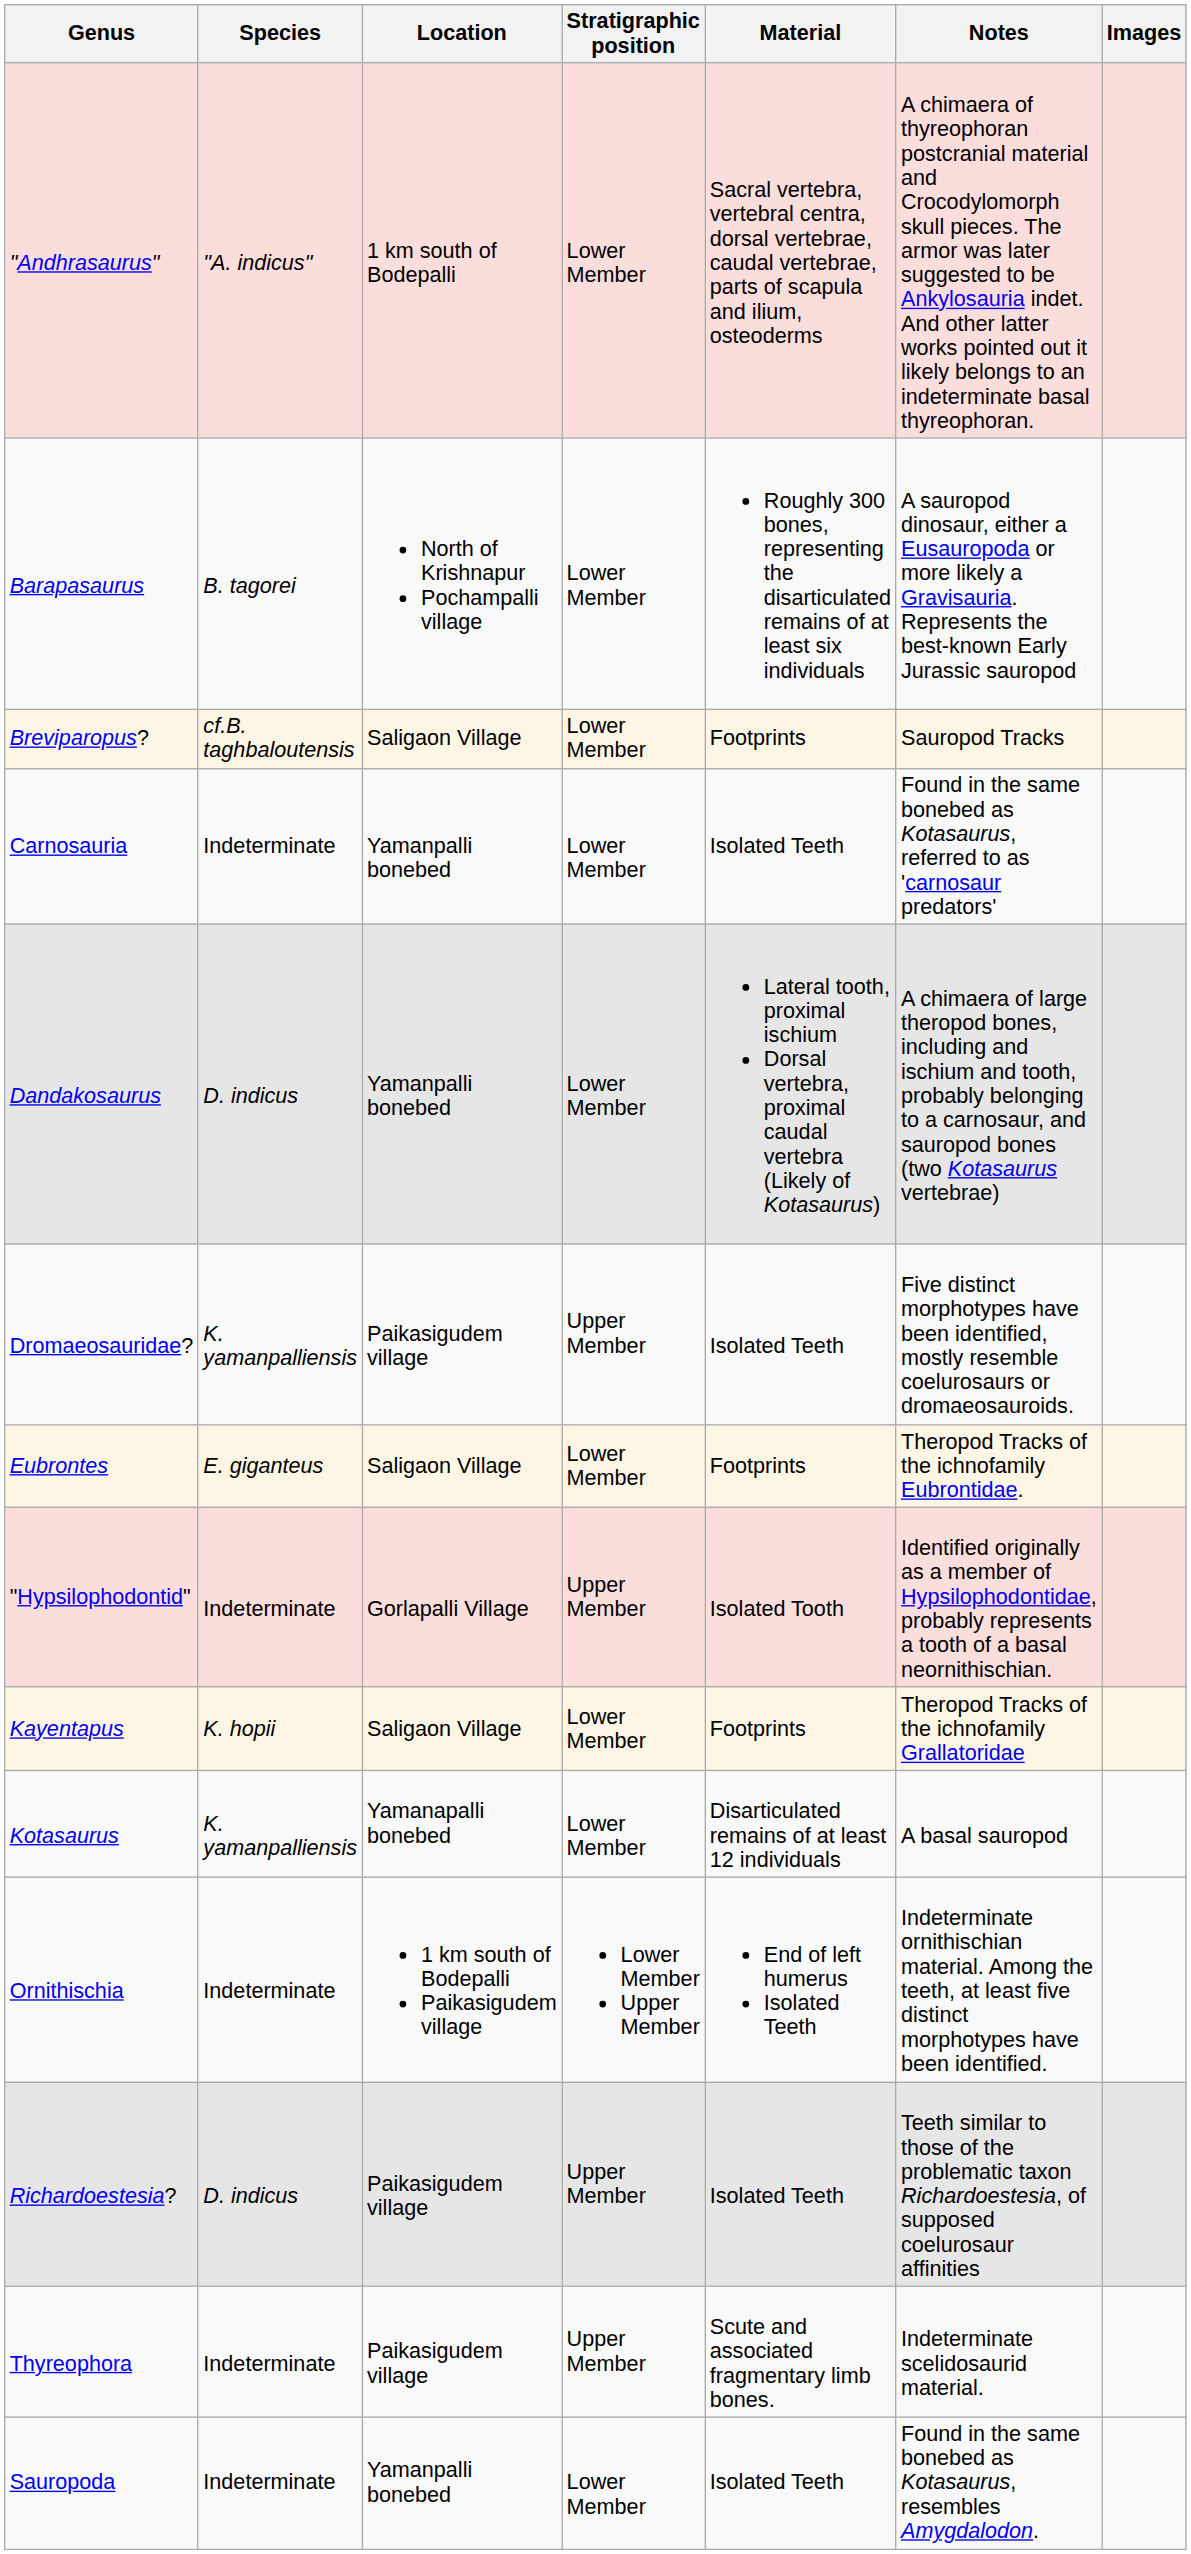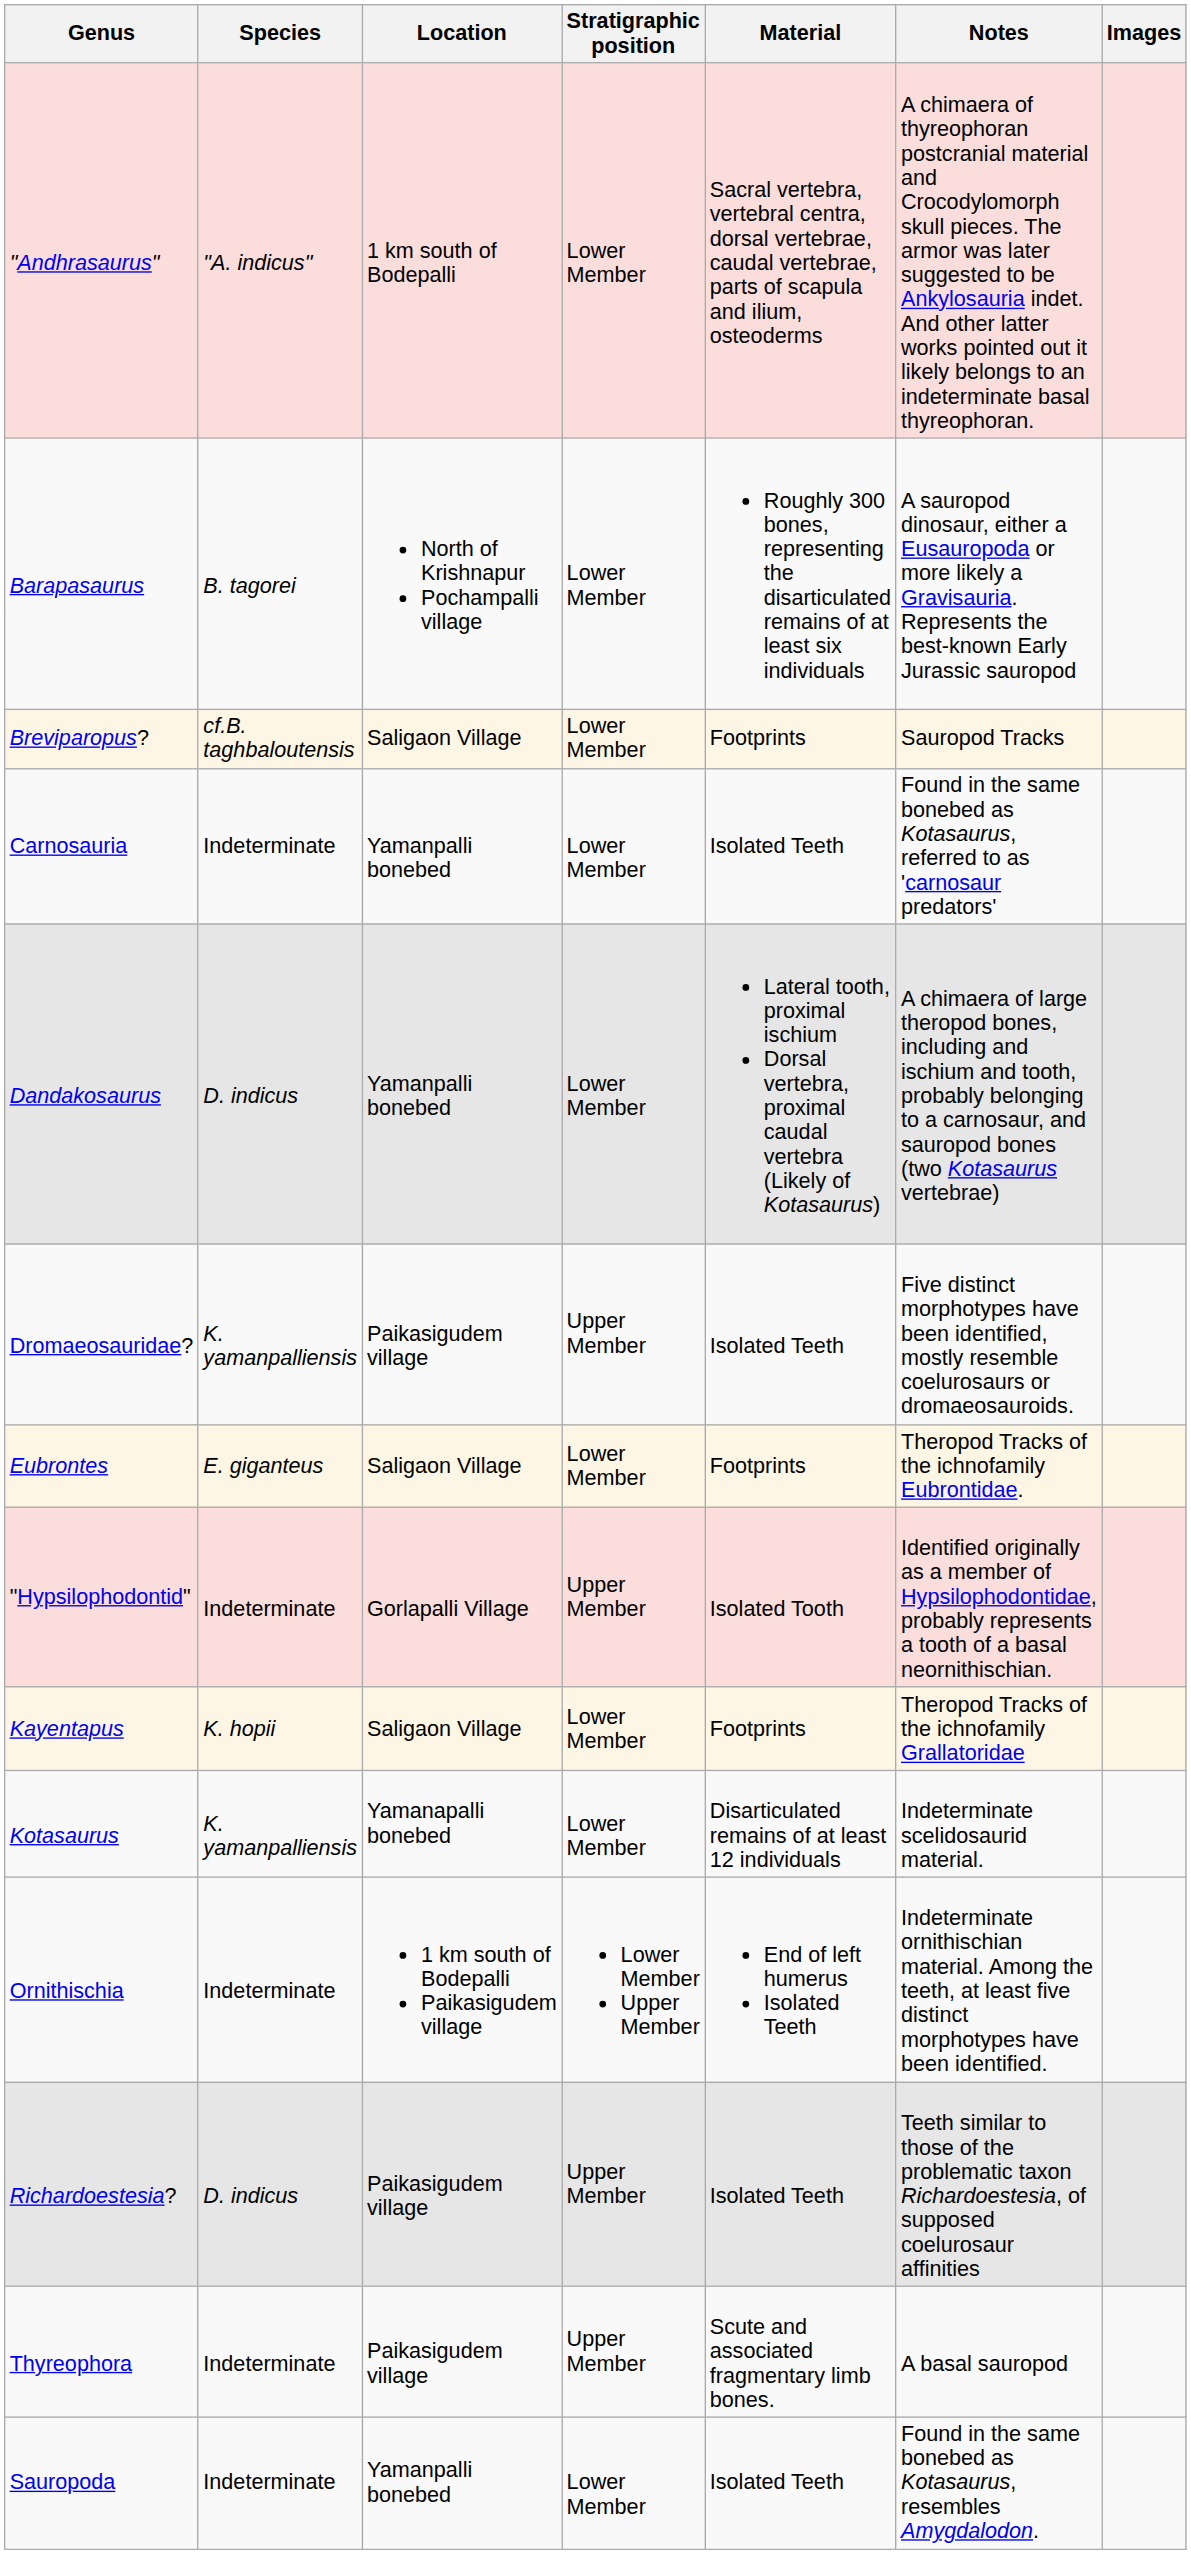(984, 1835) A basal sauropod -> (967, 1835) Indeterminate scelidosaurid material.
(967, 2363) Indeterminate scelidosaurid material. -> (984, 2363) A basal sauropod
